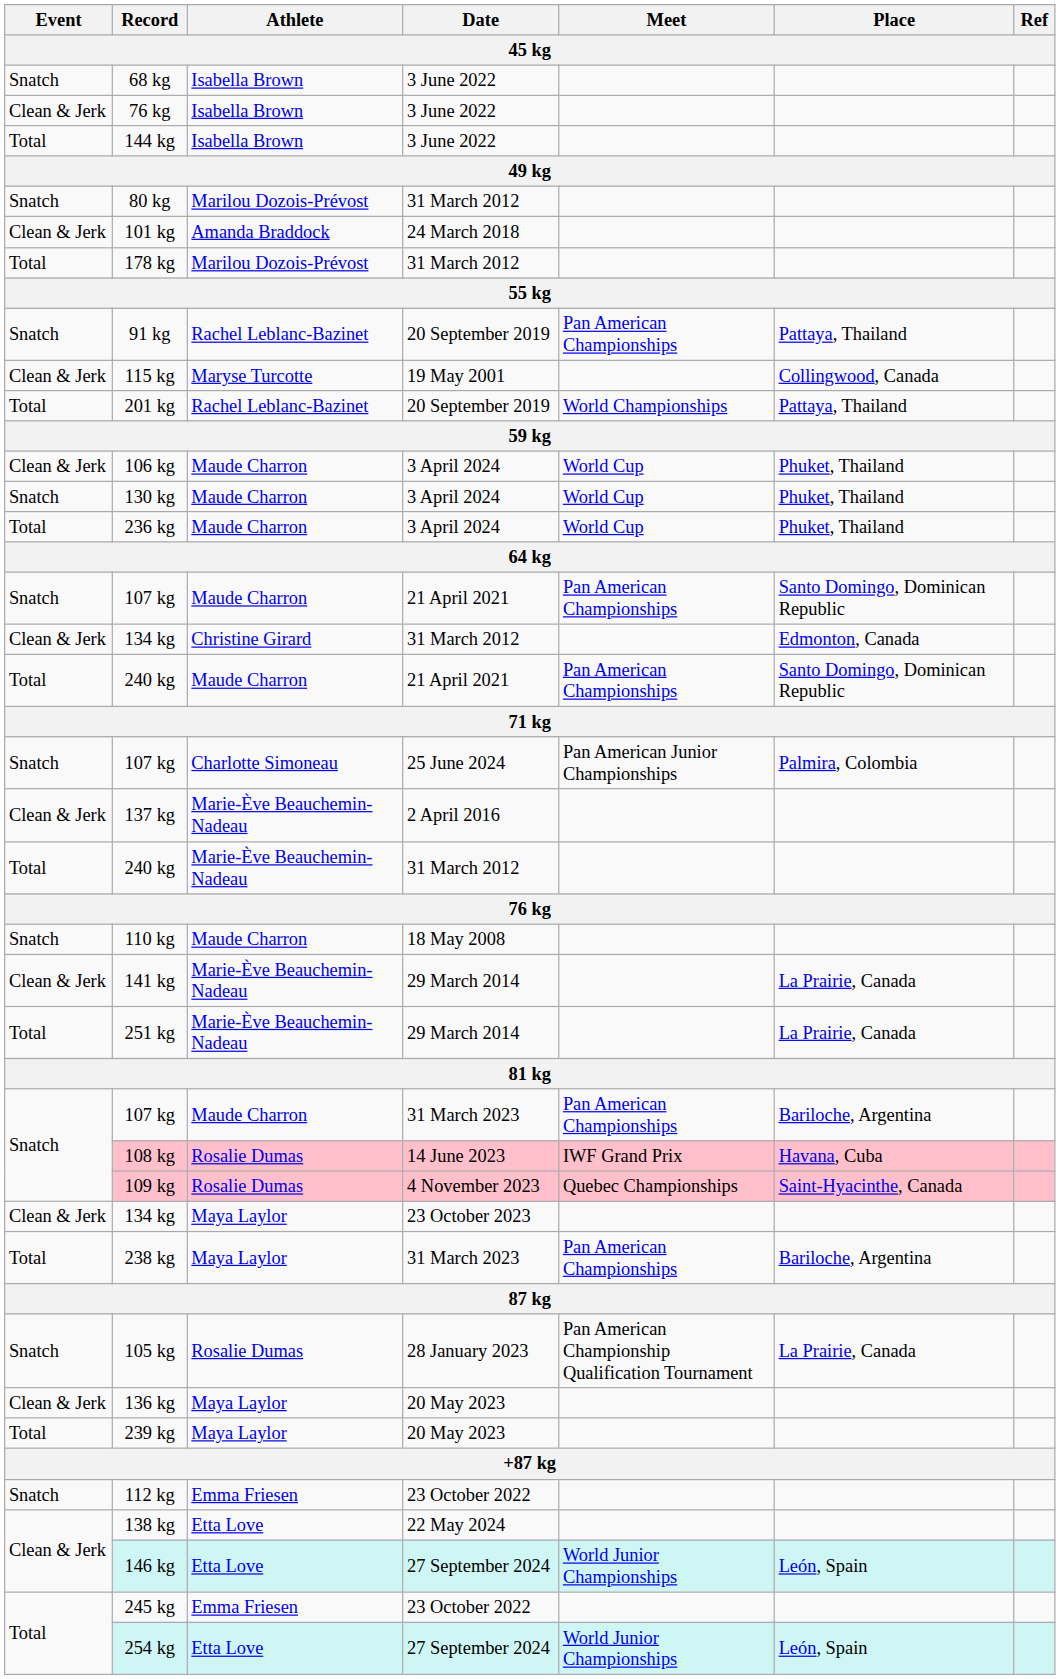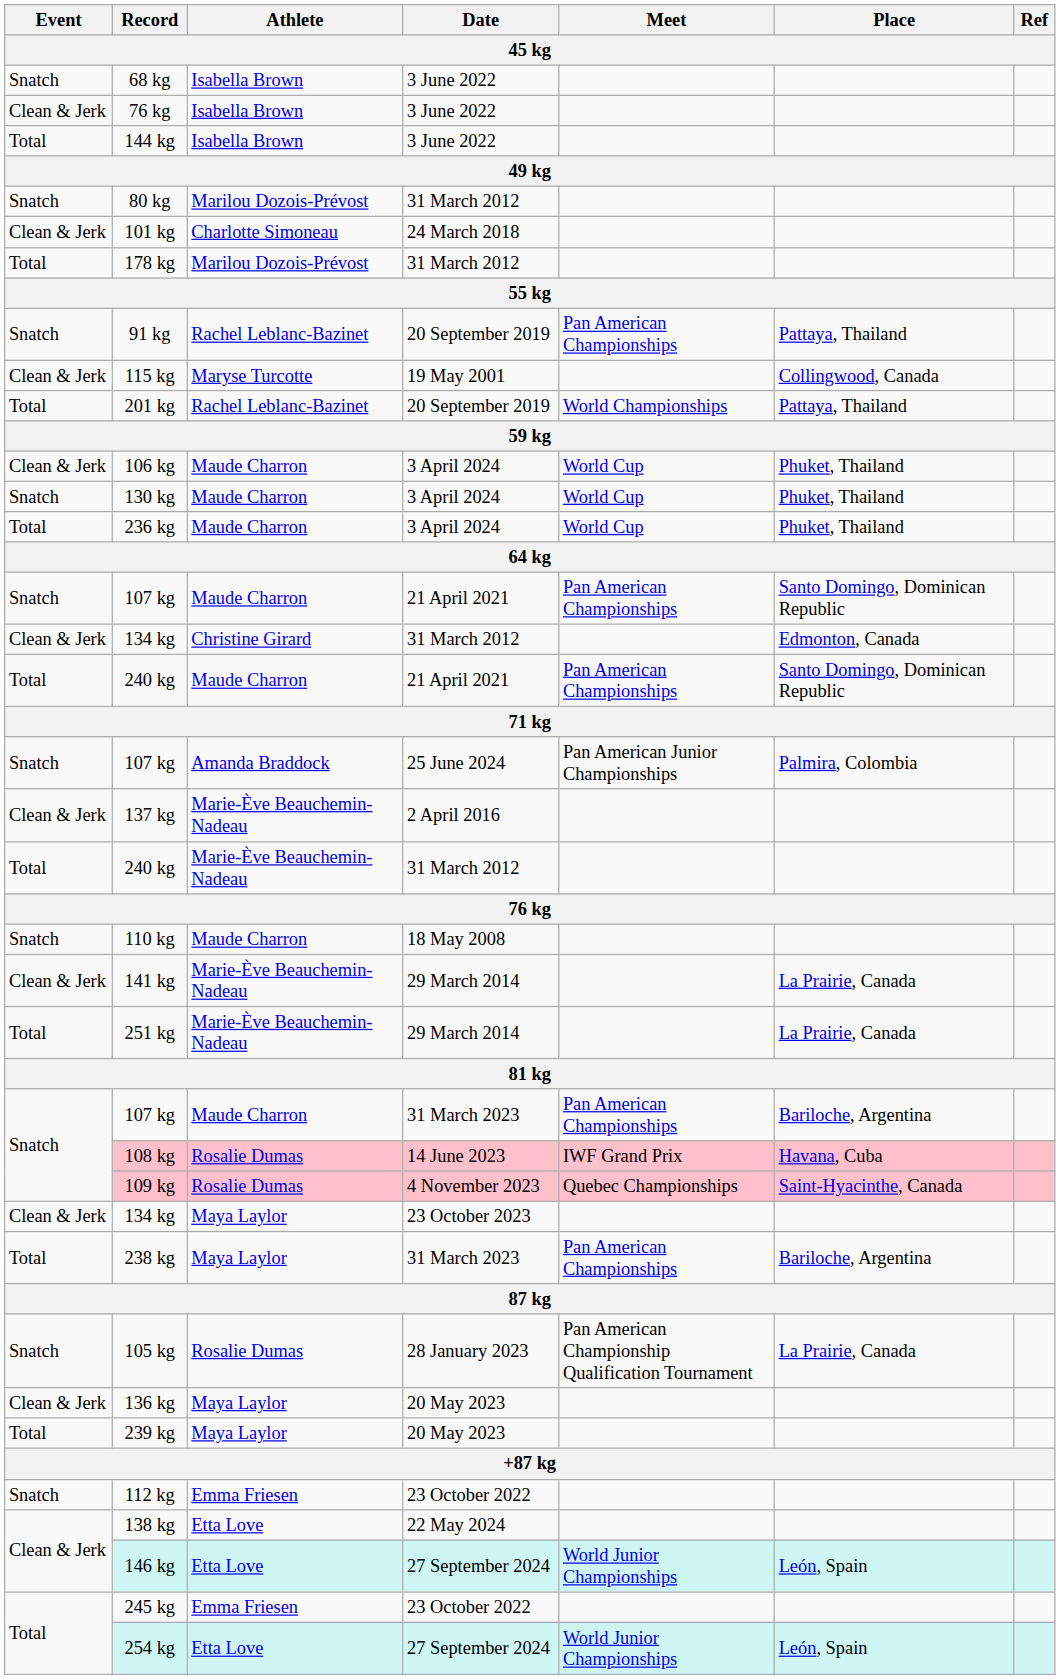(260, 232) Amanda Braddock -> (265, 232) Charlotte Simoneau
(265, 763) Charlotte Simoneau -> (260, 763) Amanda Braddock
